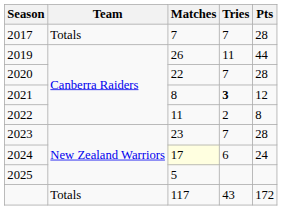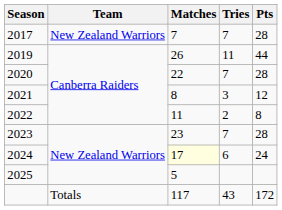(66, 34) Totals -> (108, 34) New Zealand Warriors
(225, 94) bold -> (225, 94) normal
